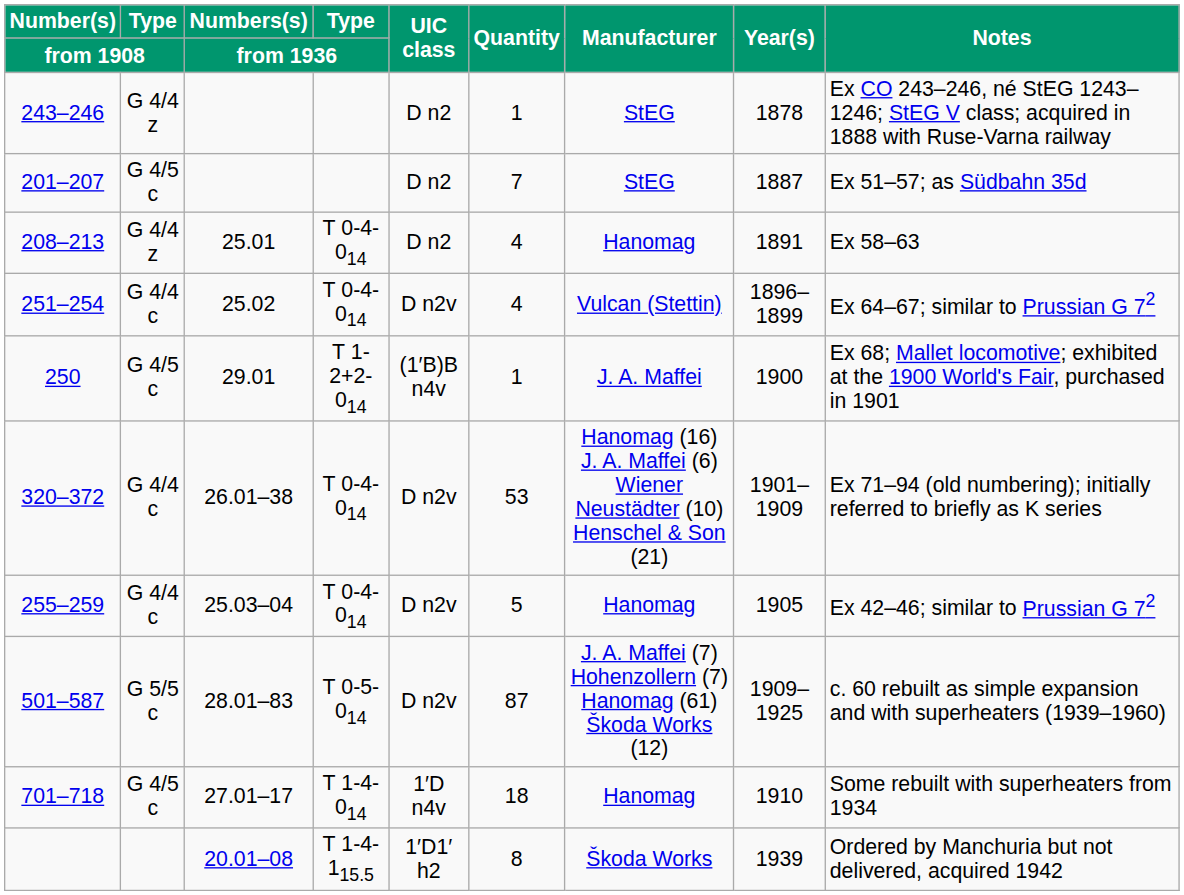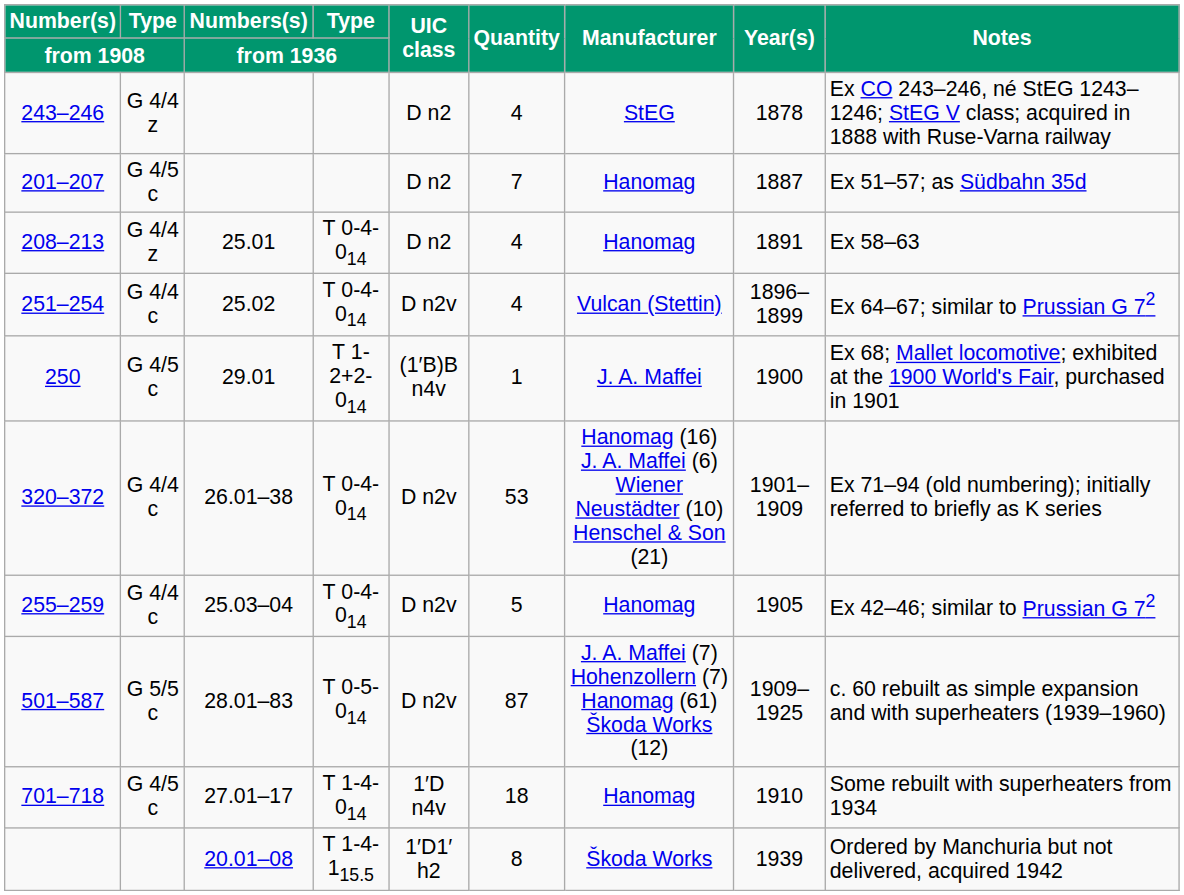(517, 112) 1 -> (517, 112) 4
(649, 182) StEG -> (649, 182) Hanomag
